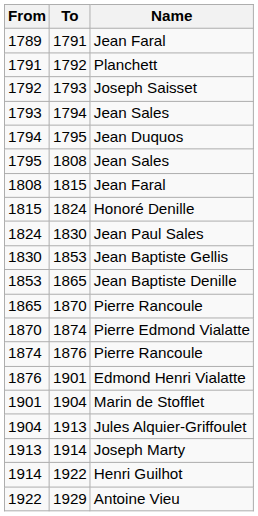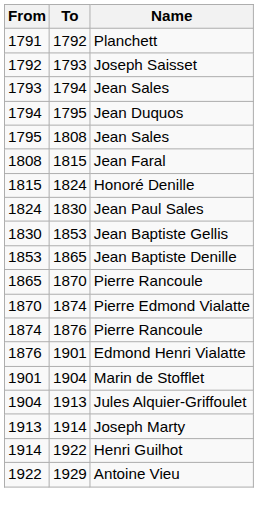- row: (25, 40)
